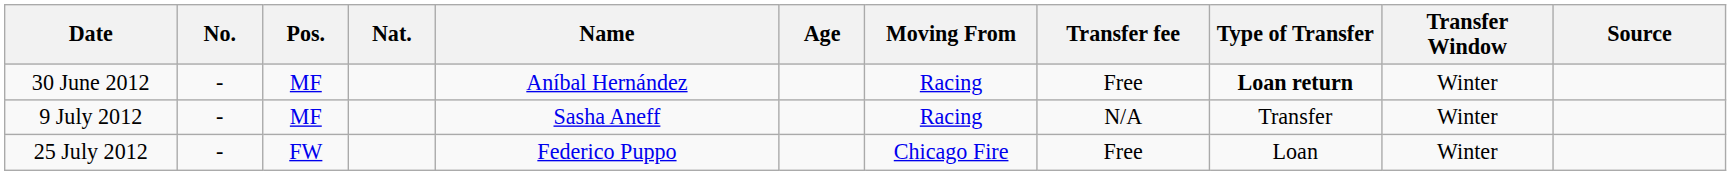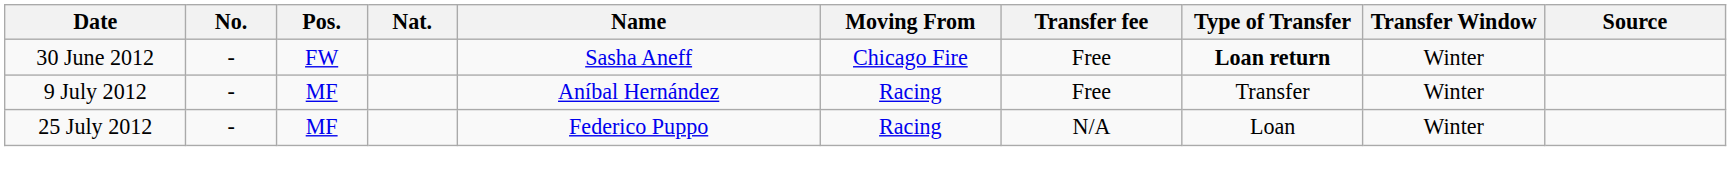- column: (822, 34)
(306, 81) MF -> (322, 57) FW
(607, 81) Aníbal Hernández -> (639, 57) Sasha Aneff
(951, 81) Racing -> (910, 57) Chicago Fire
(607, 116) Sasha Aneff -> (639, 92) Aníbal Hernández
(1123, 116) N/A -> (1091, 92) Free
(306, 151) FW -> (322, 127) MF
(951, 151) Chicago Fire -> (910, 127) Racing
(1123, 151) Free -> (1091, 127) N/A
